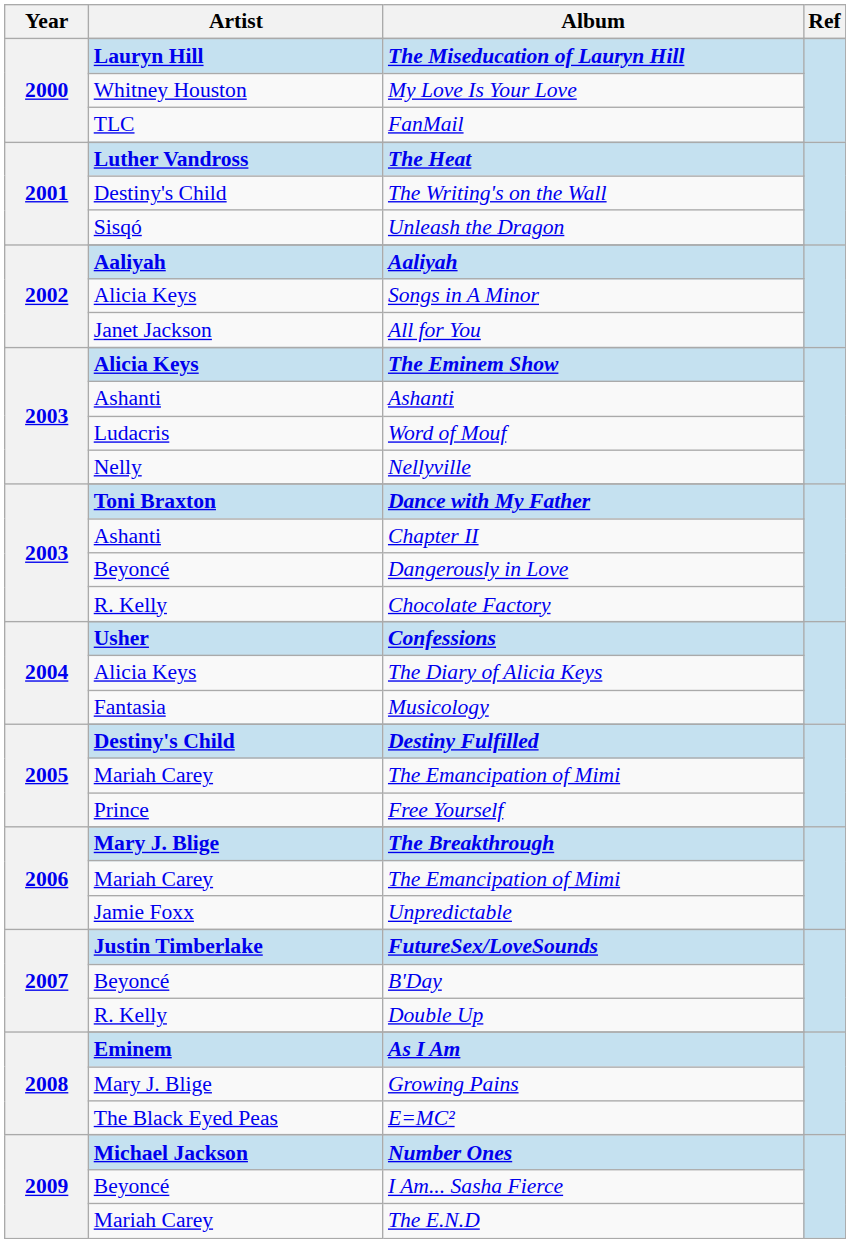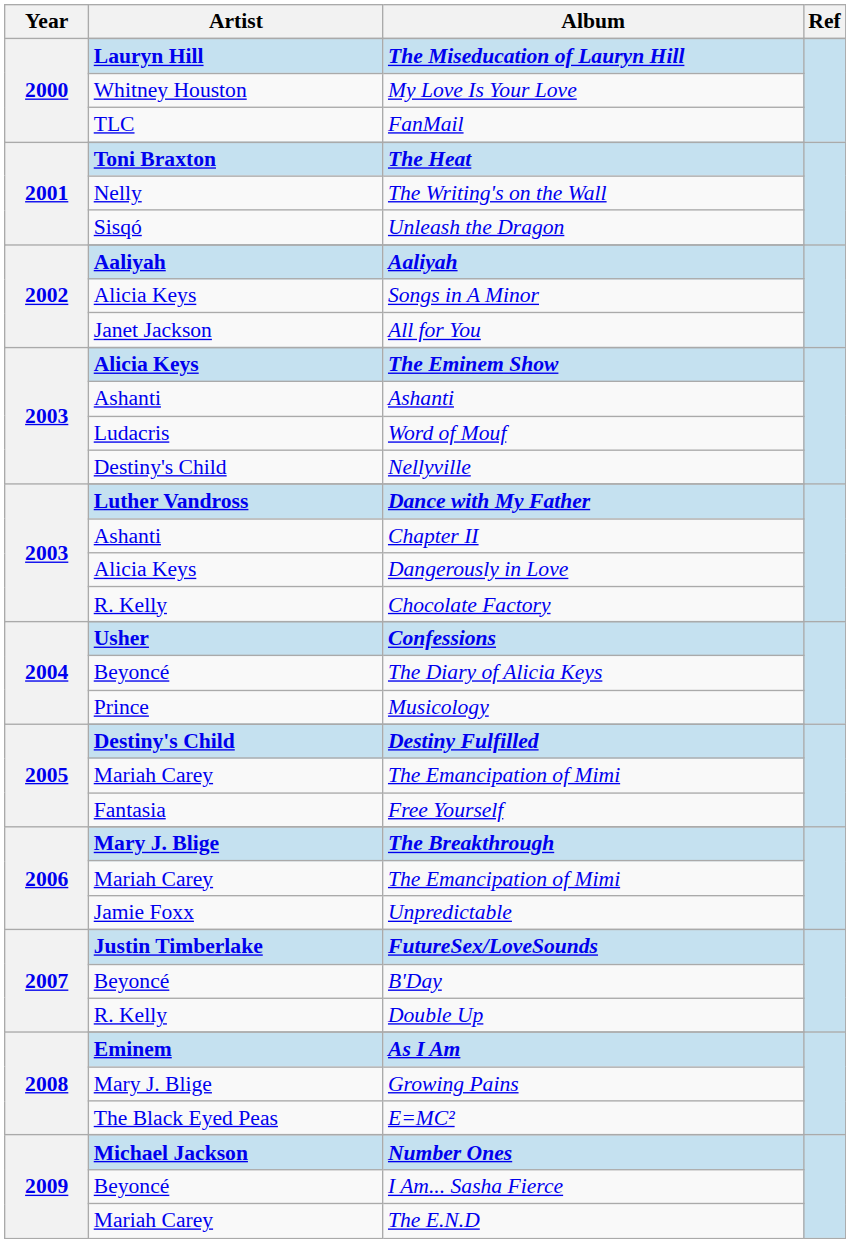(171, 158) Luther Vandross -> (155, 158) Toni Braxton
(160, 192) Destiny's Child -> (118, 192) Nelly
(118, 466) Nelly -> (160, 466) Destiny's Child
(155, 501) Toni Braxton -> (171, 501) Luther Vandross
(132, 569) Beyoncé -> (145, 569) Alicia Keys
(145, 672) Alicia Keys -> (132, 672) Beyoncé
(130, 706) Fantasia -> (121, 706) Prince
(121, 809) Prince -> (130, 809) Fantasia
